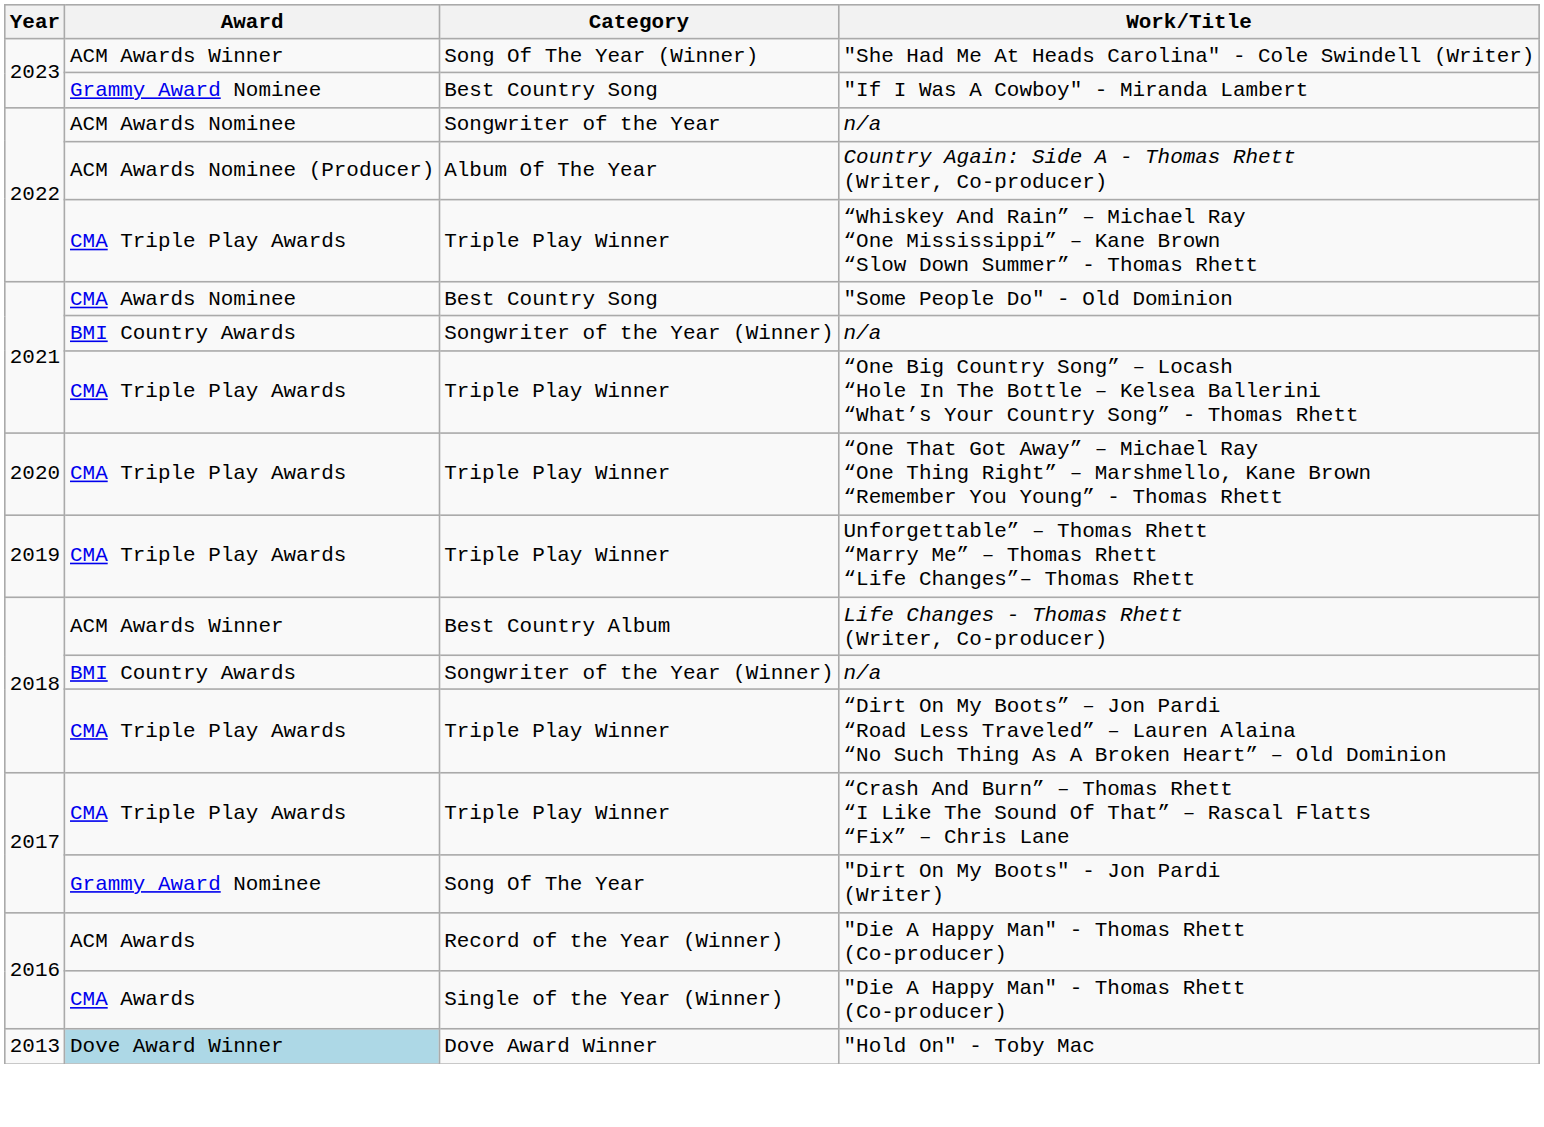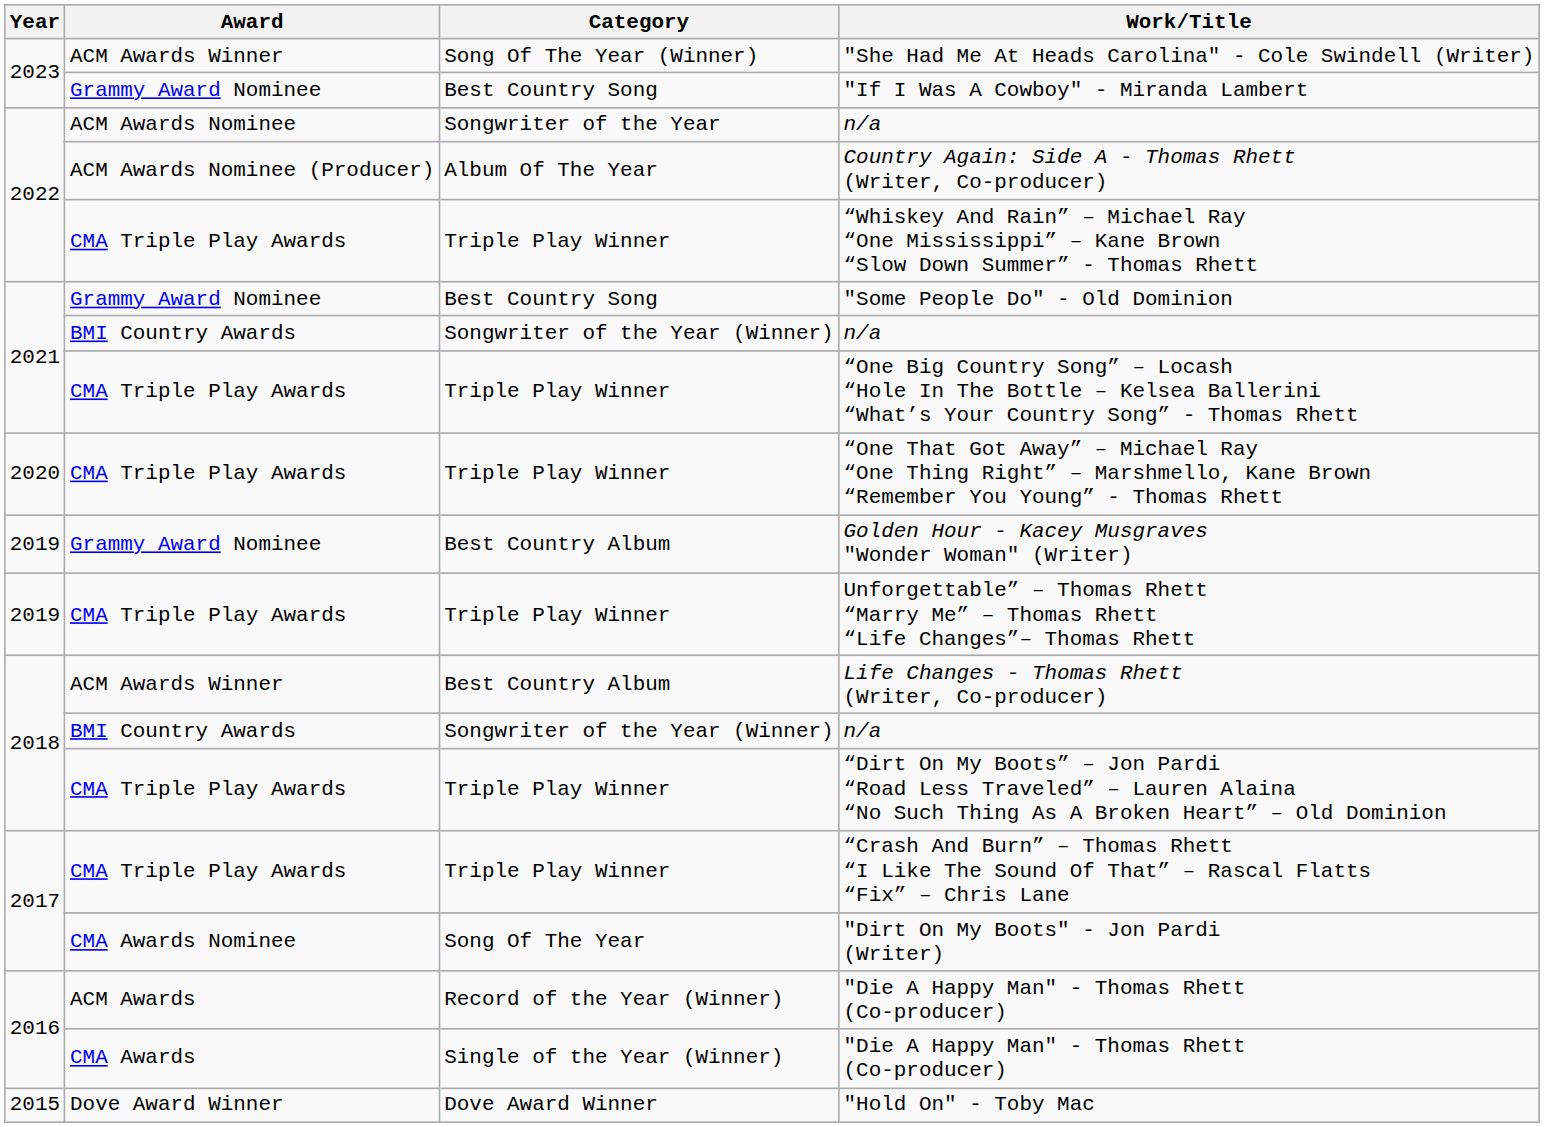(183, 299) CMA Awards Nominee -> (196, 299) Grammy Award Nominee
+ row: (557, 544)
(196, 884) Grammy Award Nominee -> (183, 942) CMA Awards Nominee
(35, 1046) 2013 -> (35, 1105) 2015
(177, 1046) lightblue background -> (177, 1105) no background
